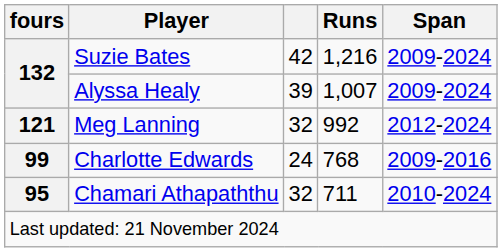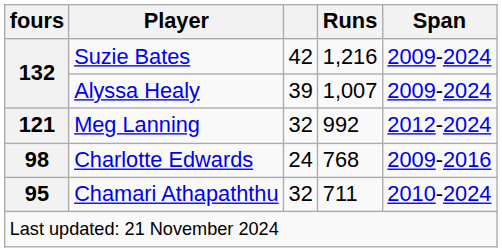(37, 159) 99 -> (37, 159) 98
